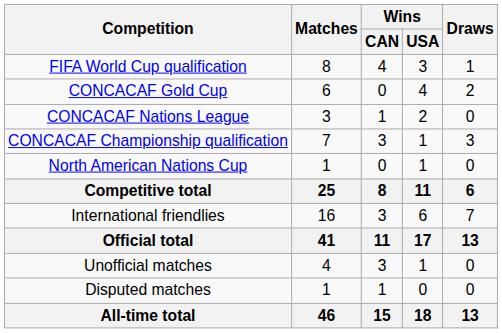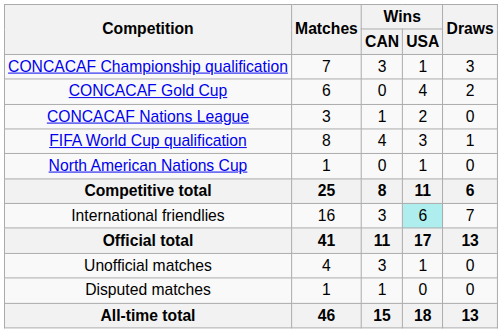rows swapped: (148, 141) <-> (148, 66)
(423, 215) no background -> (423, 215) paleturquoise background
